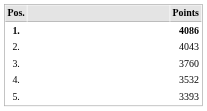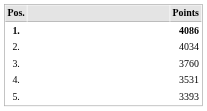(189, 47) 4043 -> (189, 47) 4034
(189, 80) 3532 -> (189, 80) 3531
